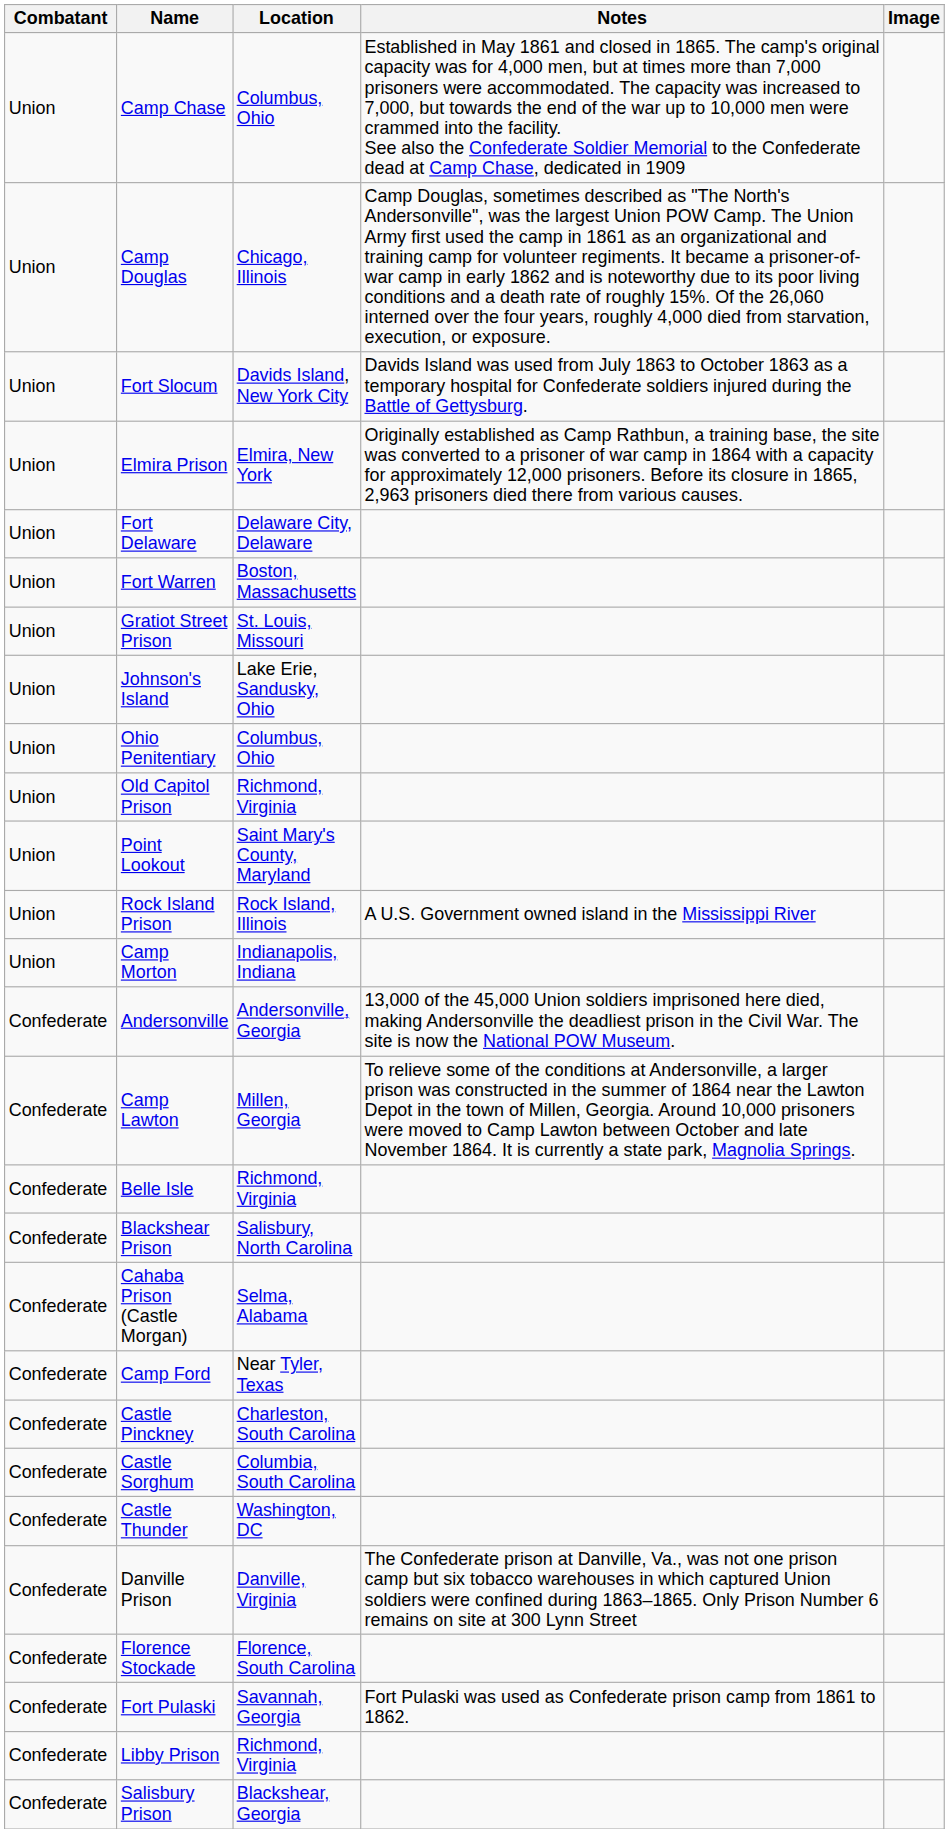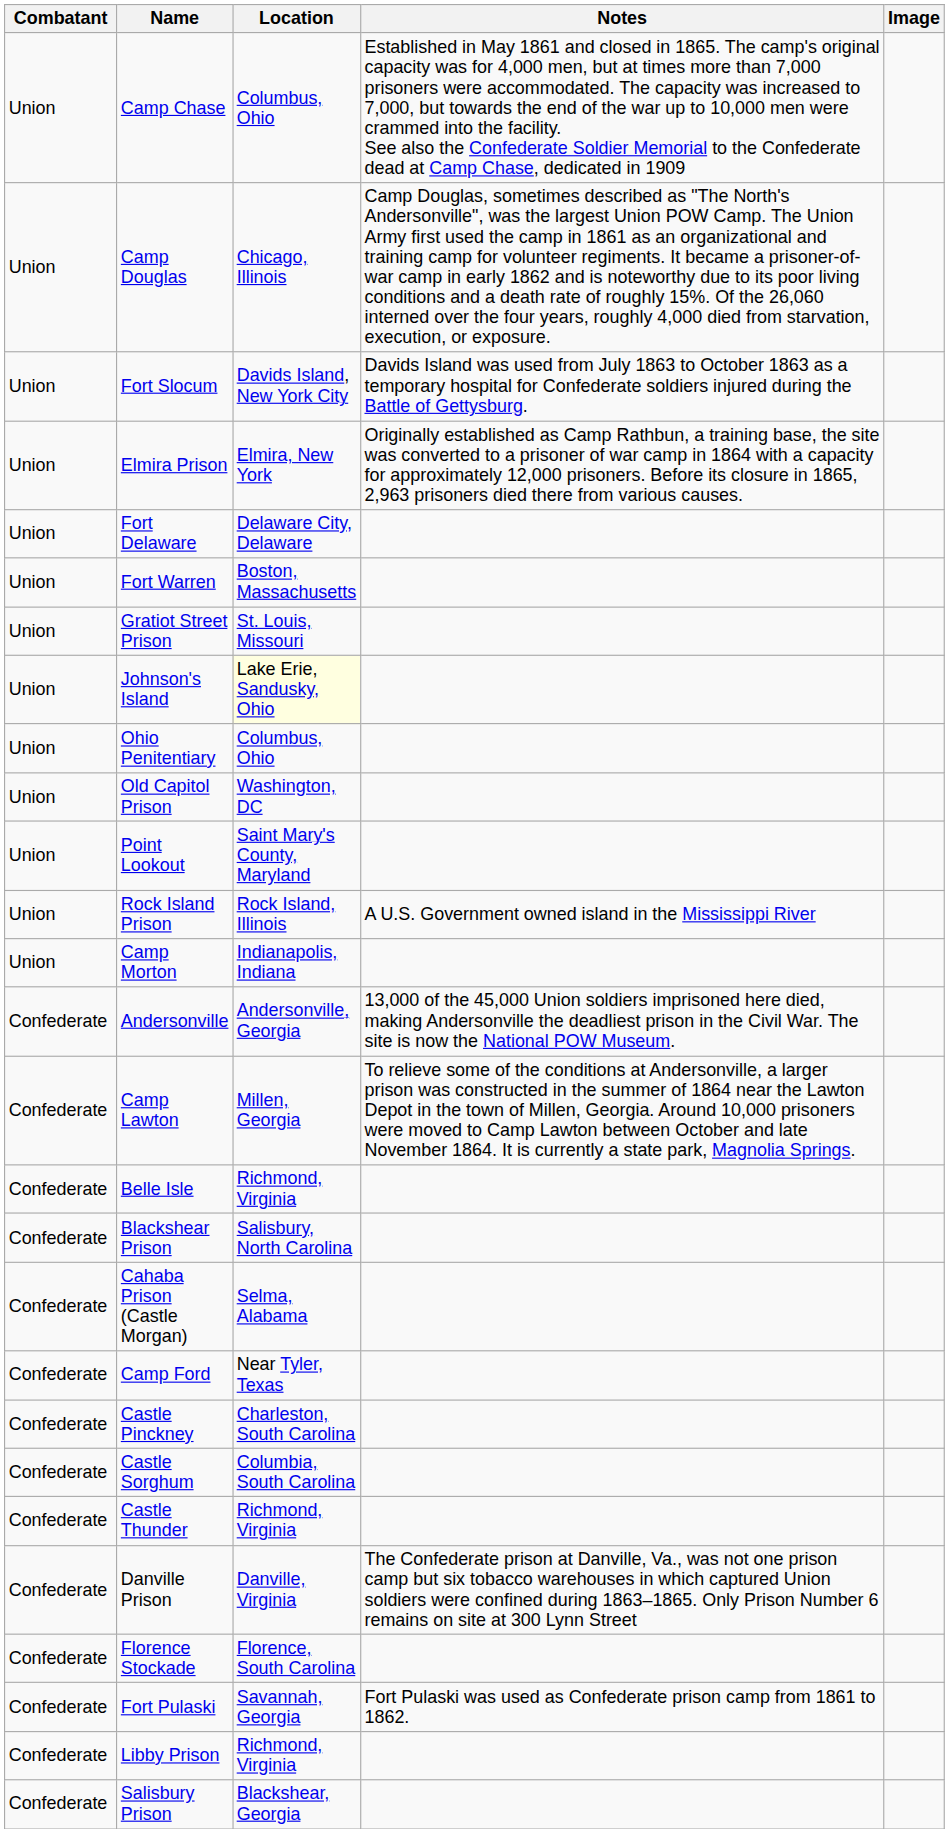(278, 689) no background -> (278, 689) lightyellow background
(280, 796) Richmond, Virginia -> (286, 796) Washington, DC
(286, 1520) Washington, DC -> (280, 1520) Richmond, Virginia
